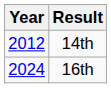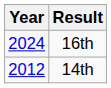rows swapped: (78, 43) <-> (78, 69)
